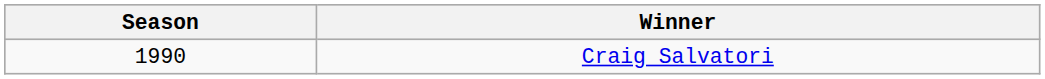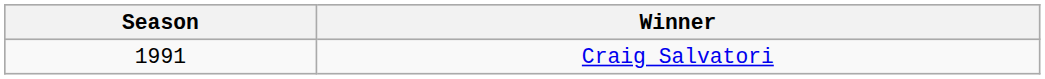(160, 57) 1990 -> (160, 57) 1991
